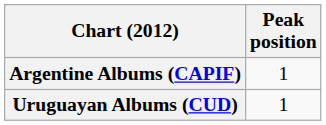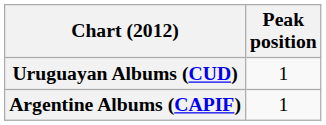rows swapped: (125, 73) <-> (125, 104)
